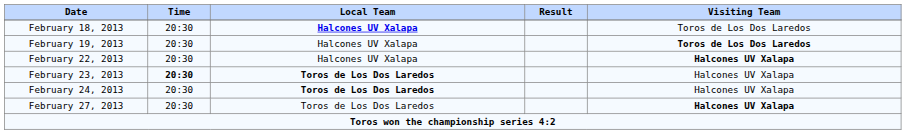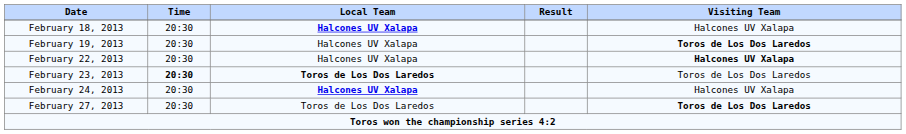(744, 28) Toros de Los Dos Laredos -> (744, 28) Halcones UV Xalapa
(744, 75) Halcones UV Xalapa -> (744, 75) Toros de Los Dos Laredos
(368, 90) Toros de Los Dos Laredos -> (368, 90) Halcones UV Xalapa
(744, 106) Halcones UV Xalapa -> (744, 106) Toros de Los Dos Laredos
